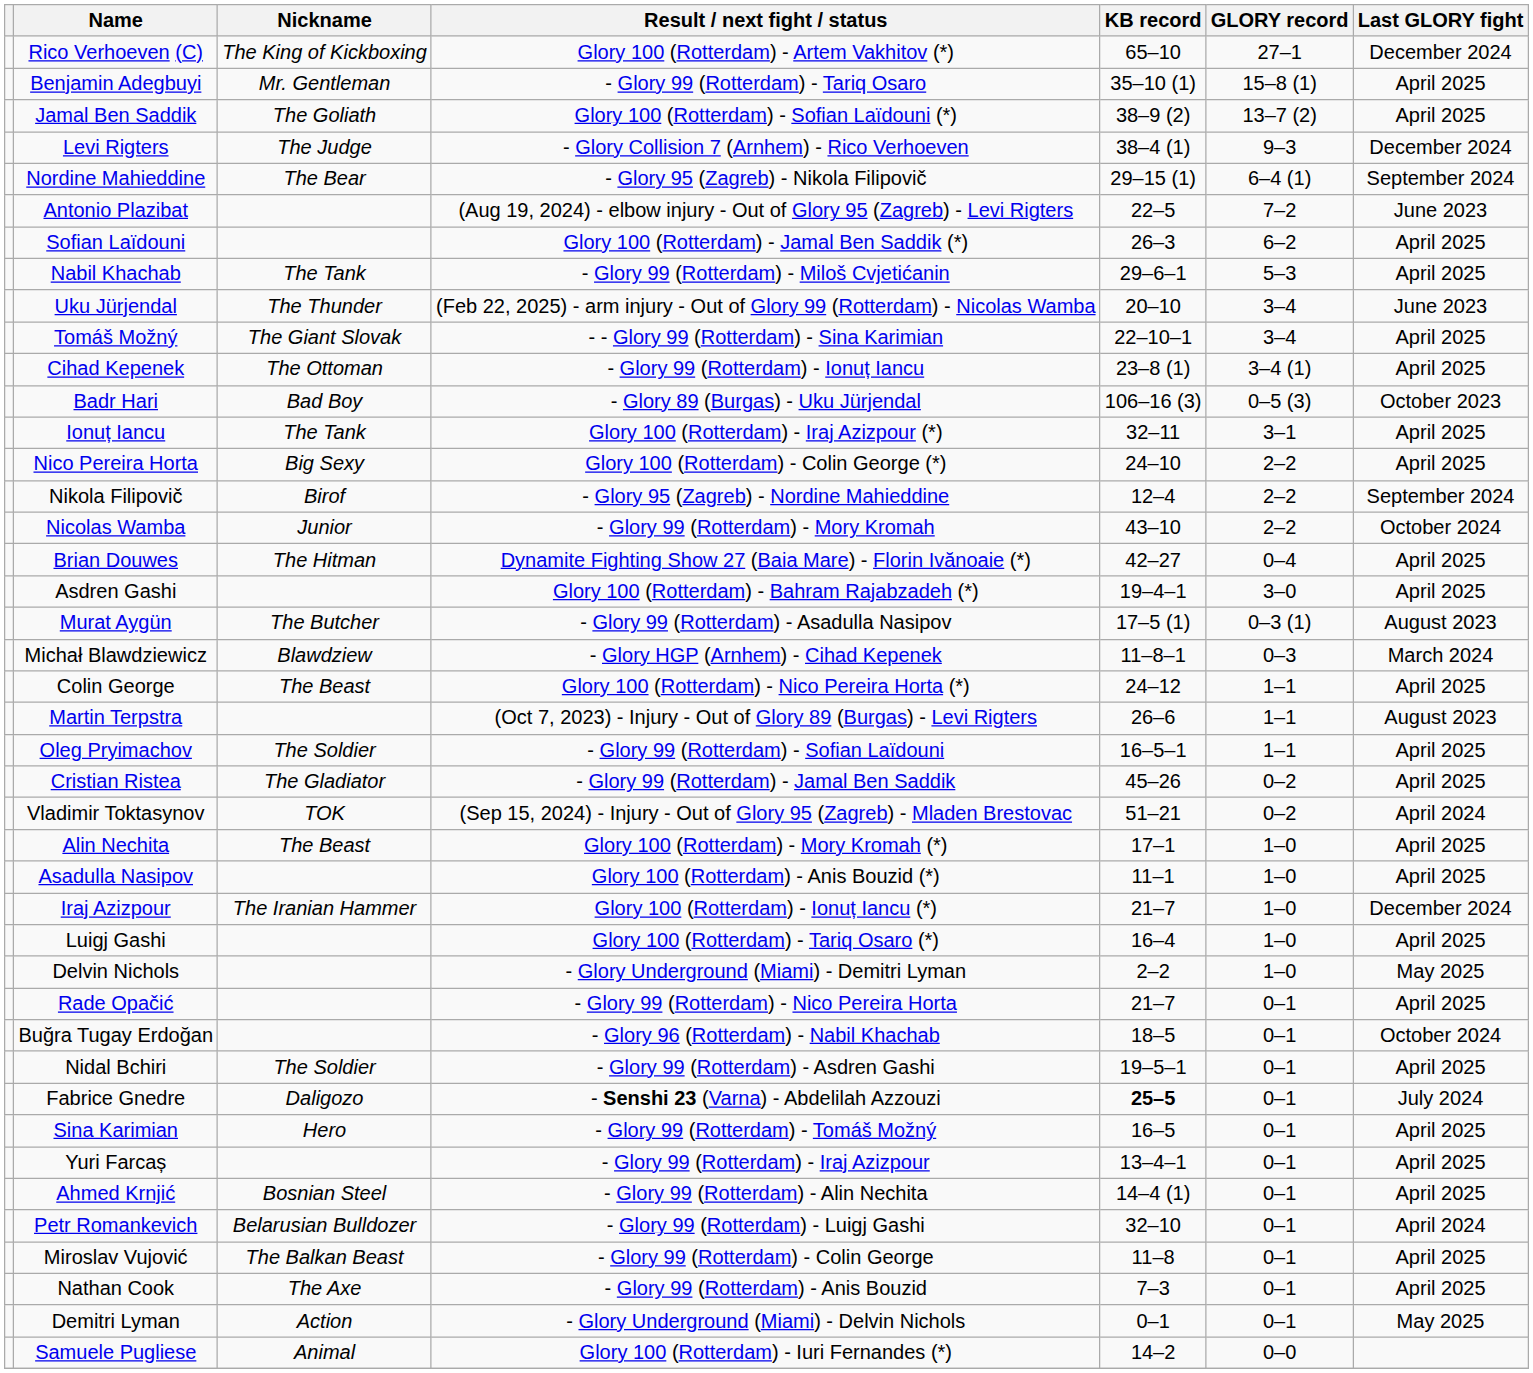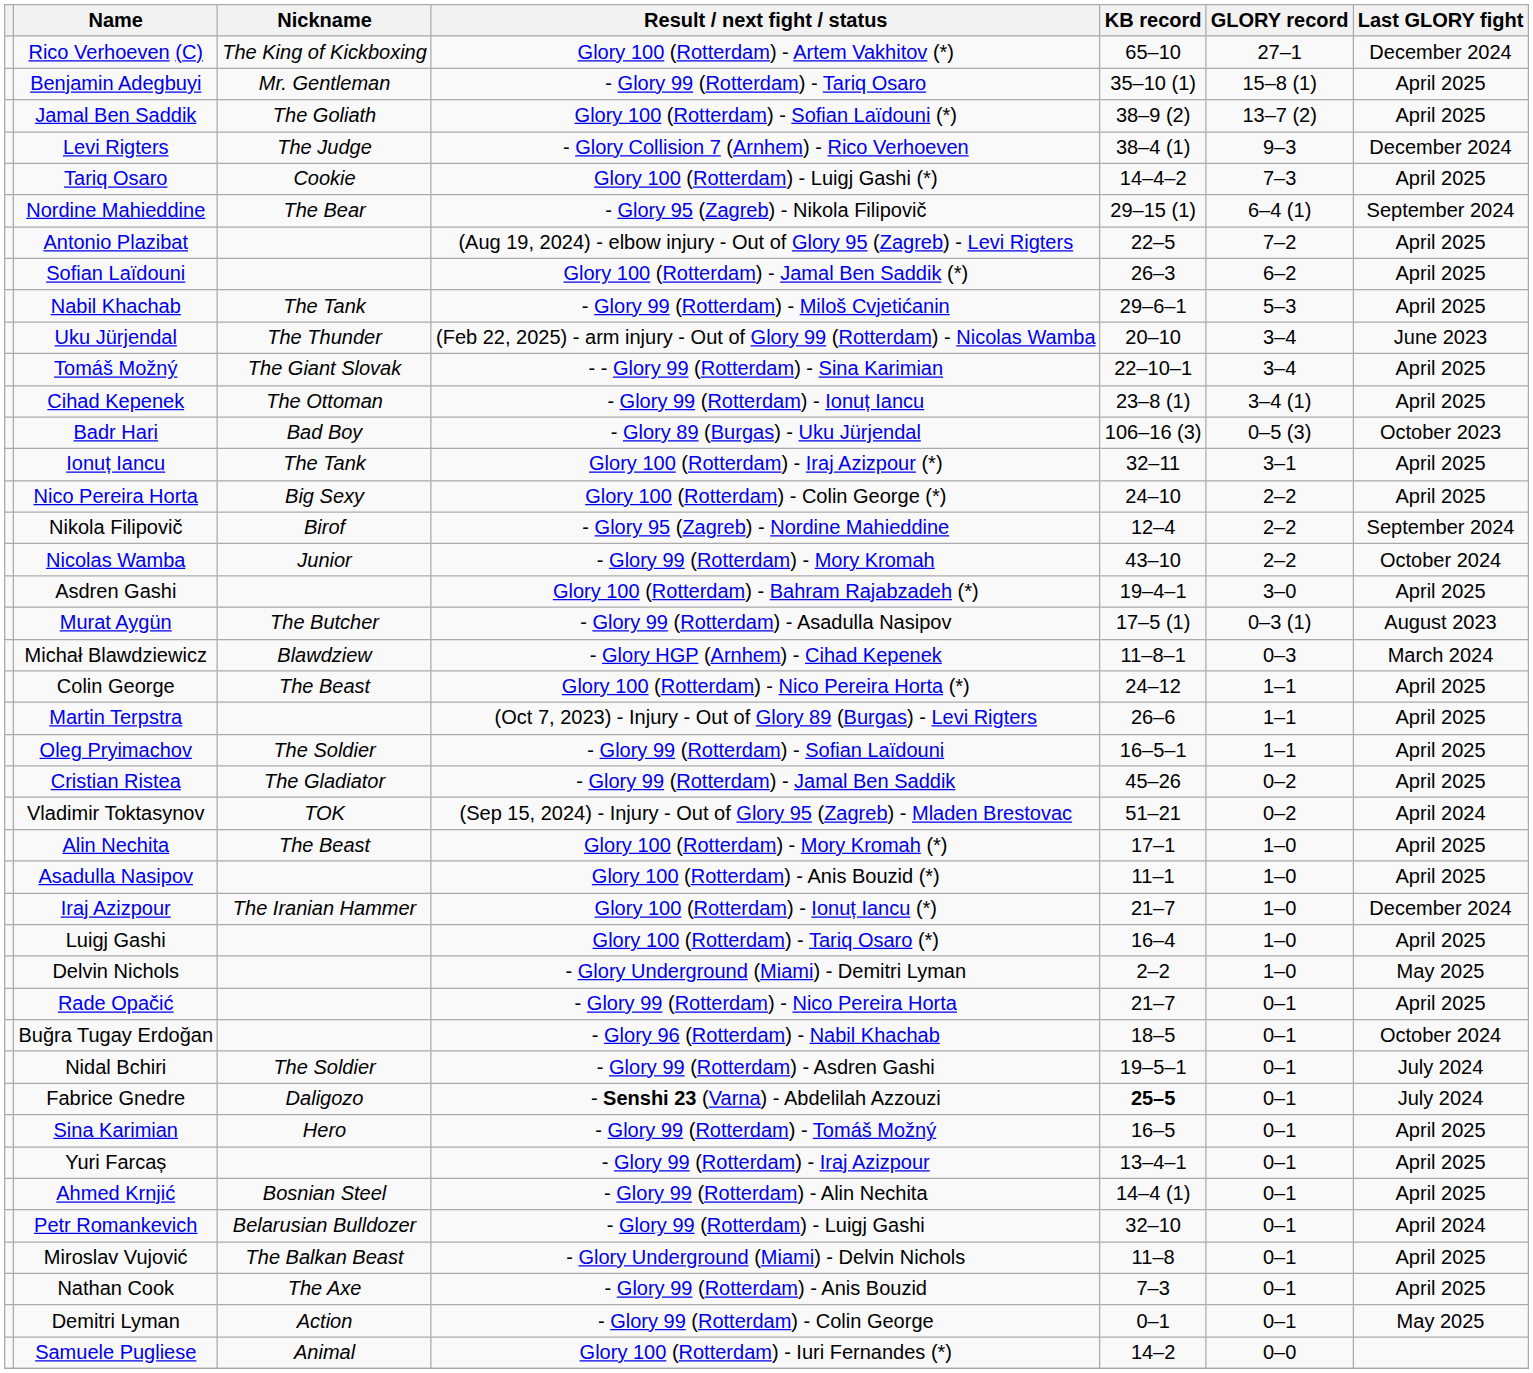+ row: (116, 178)
(1441, 210) June 2023 -> (1441, 242) April 2025
- row: (116, 559)
(1441, 718) August 2023 -> (1441, 718) April 2025
(1441, 1067) April 2025 -> (1441, 1067) July 2024
(766, 1257) - Glory 99 (Rotterdam) - Colin George -> (766, 1257) - Glory Underground (Miami) - Delvin Nichols
(766, 1320) - Glory Underground (Miami) - Delvin Nichols -> (766, 1320) - Glory 99 (Rotterdam) - Colin George
